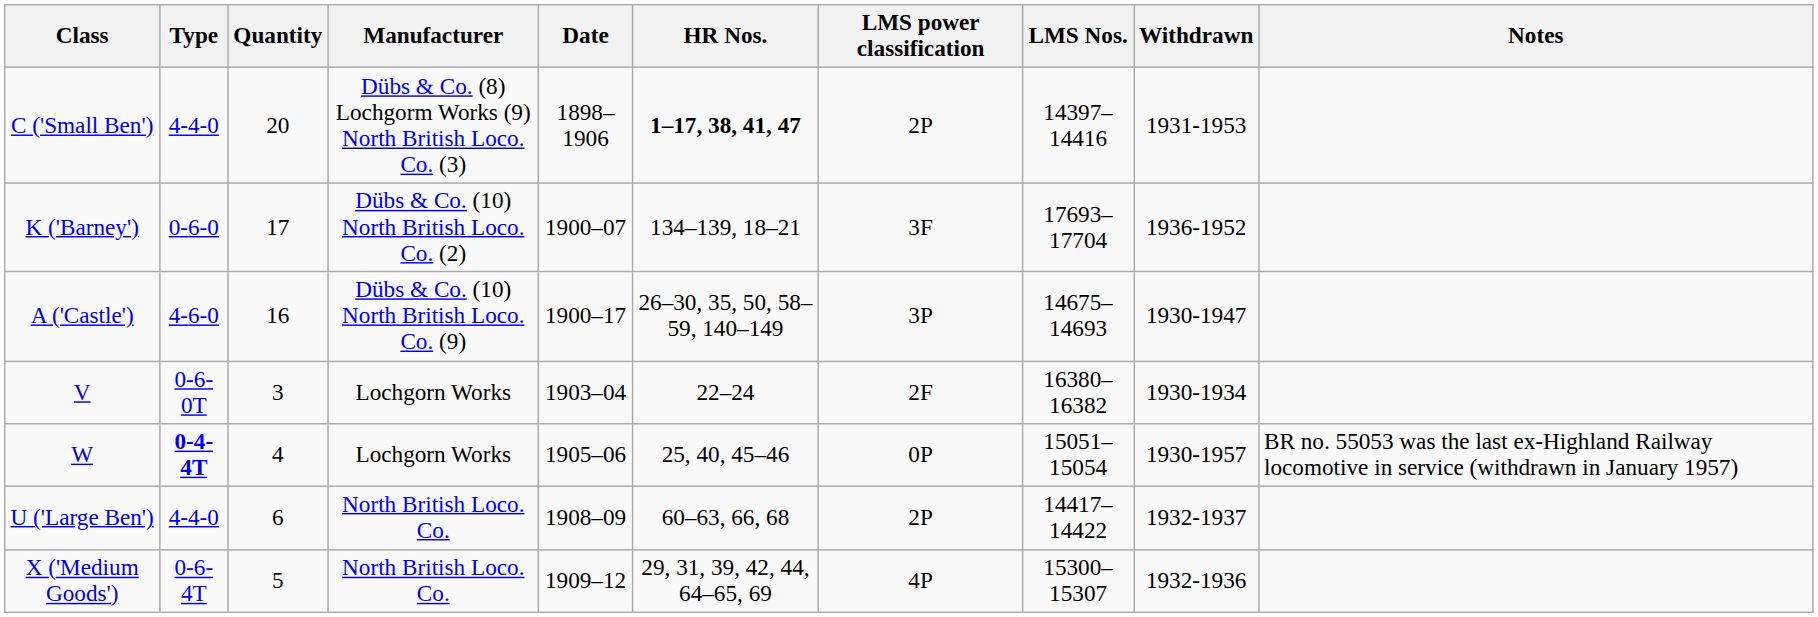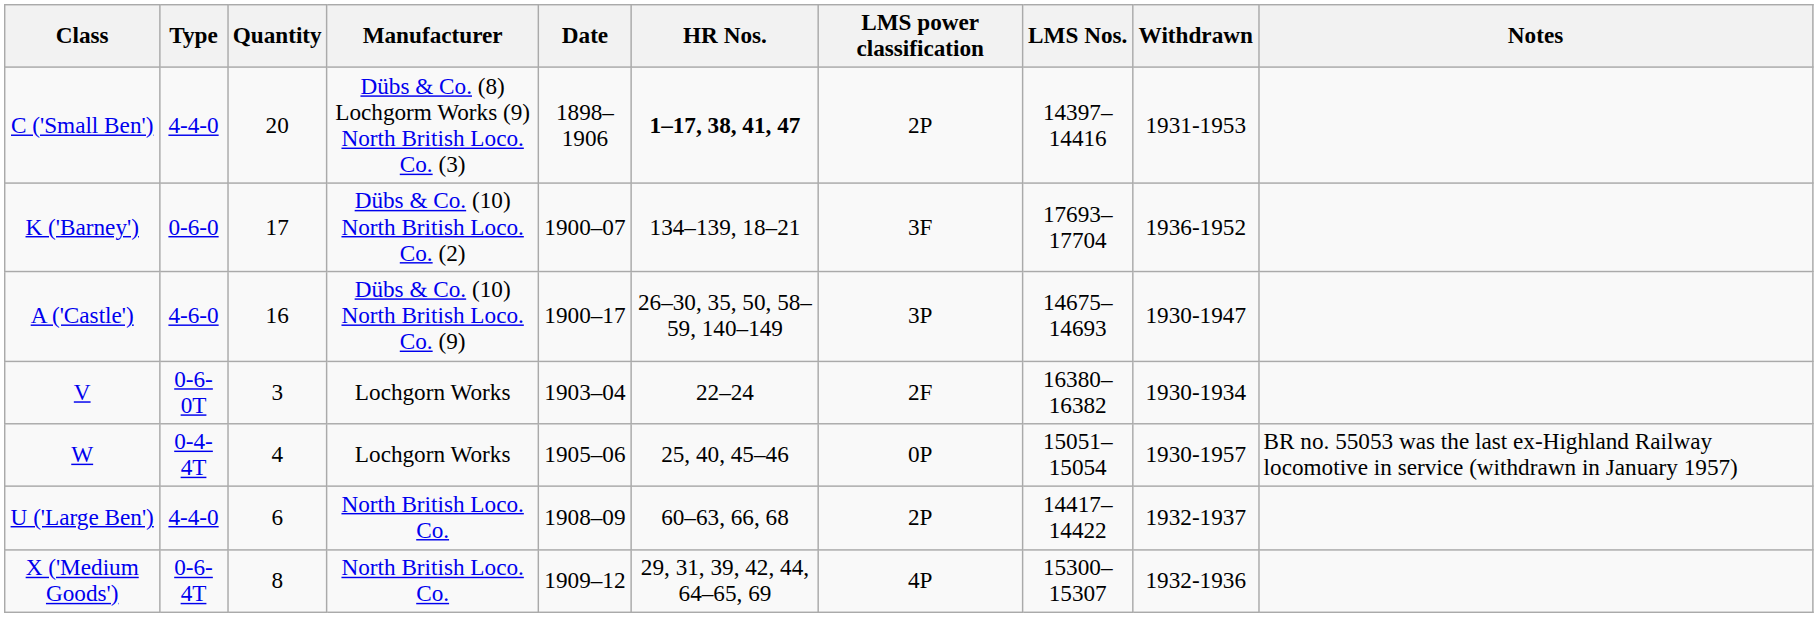(194, 454) bold -> (194, 454) normal
(278, 580) 5 -> (277, 580) 8
